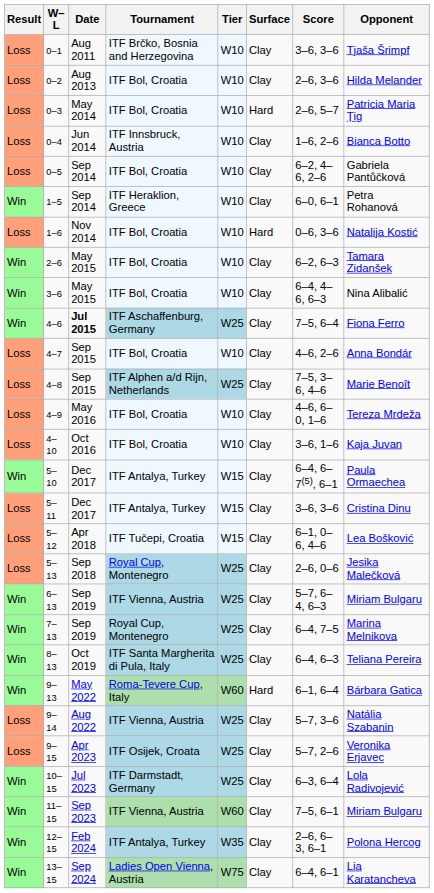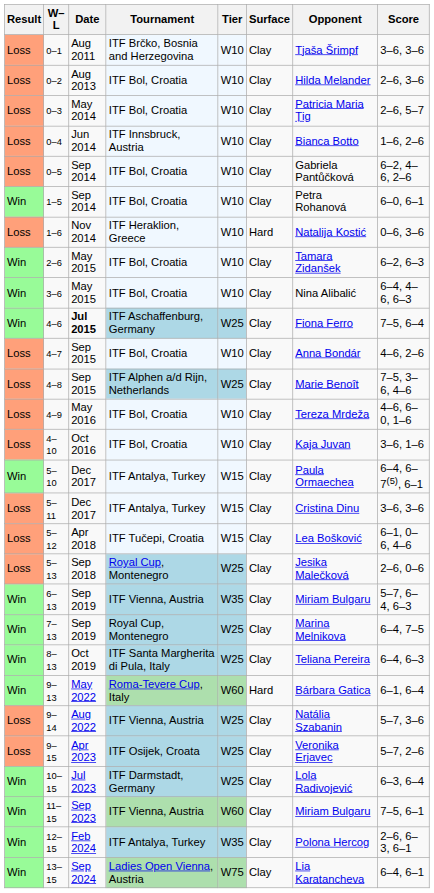columns swapped: (387, 19) <-> (318, 19)
(261, 110) Hard -> (260, 110) Clay
(144, 201) ITF Heraklion, Greece -> (148, 201) ITF Bol, Croatia
(148, 232) ITF Bol, Croatia -> (144, 232) ITF Heraklion, Greece
(232, 599) W25 -> (232, 599) W35
